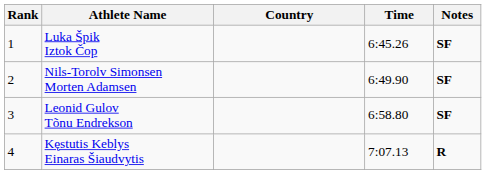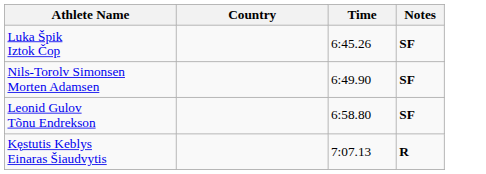- column: (23, 15)
